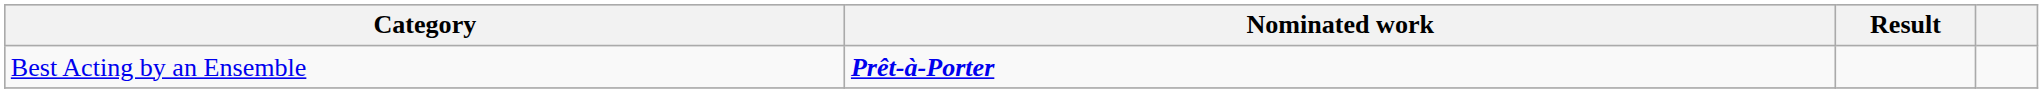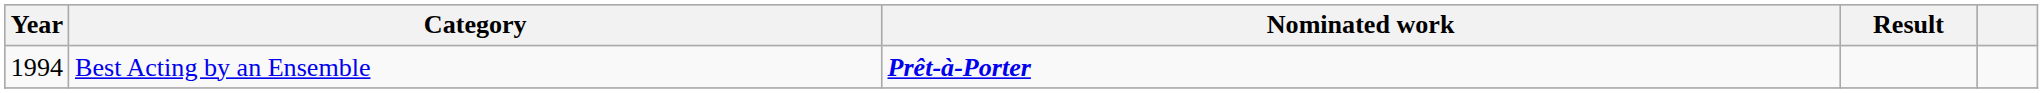+ column: (37, 25)
